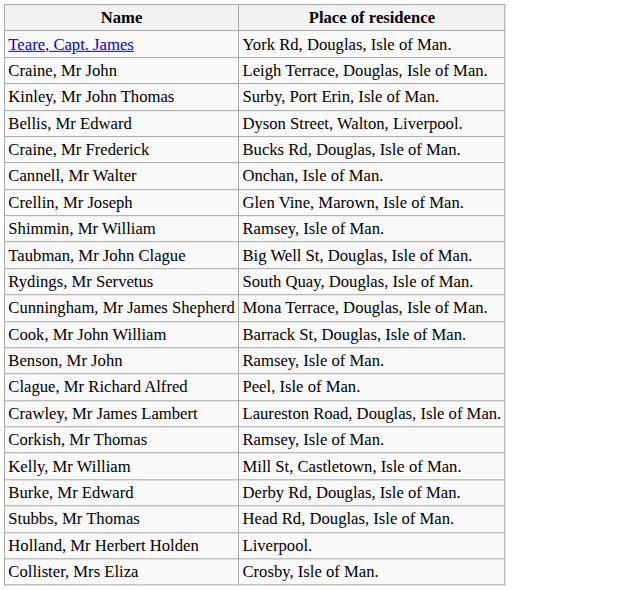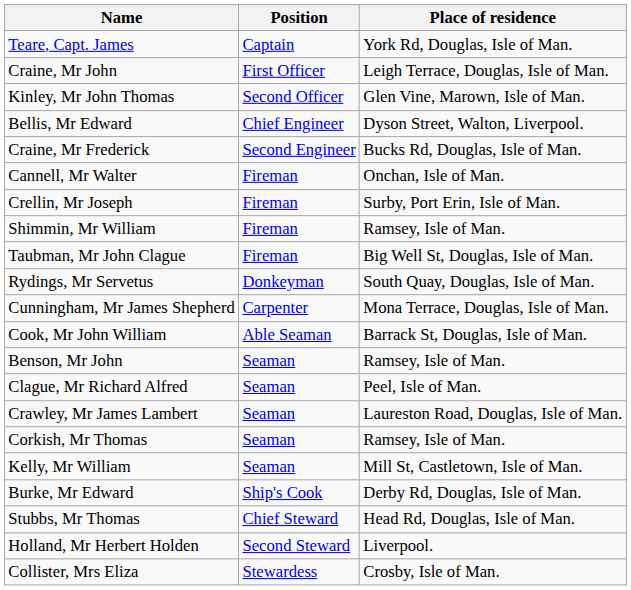+ column: (299, 17)
(341, 96) Surby, Port Erin, Isle of Man. -> (474, 96) Glen Vine, Marown, Isle of Man.
(353, 202) Glen Vine, Marown, Isle of Man. -> (462, 202) Surby, Port Erin, Isle of Man.
